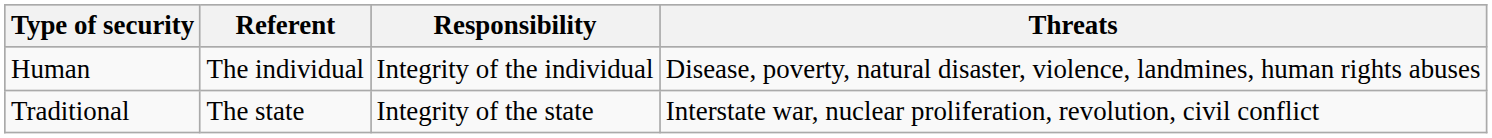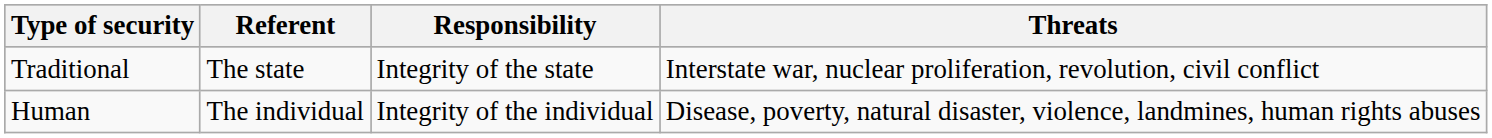rows swapped: (70, 111) <-> (51, 68)
